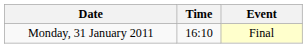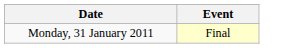- column: (199, 14)
